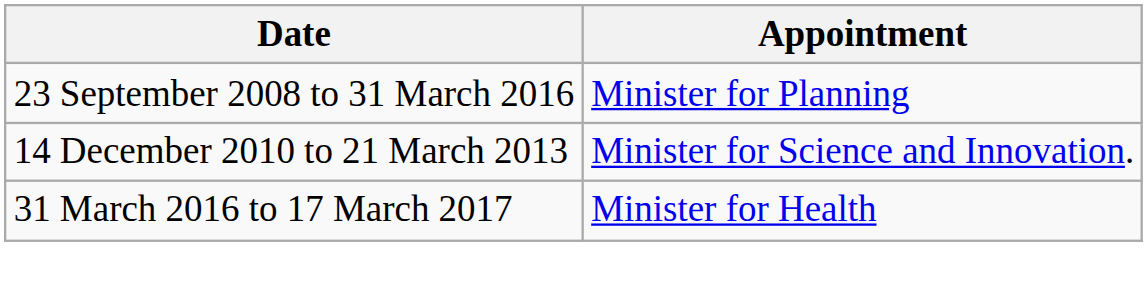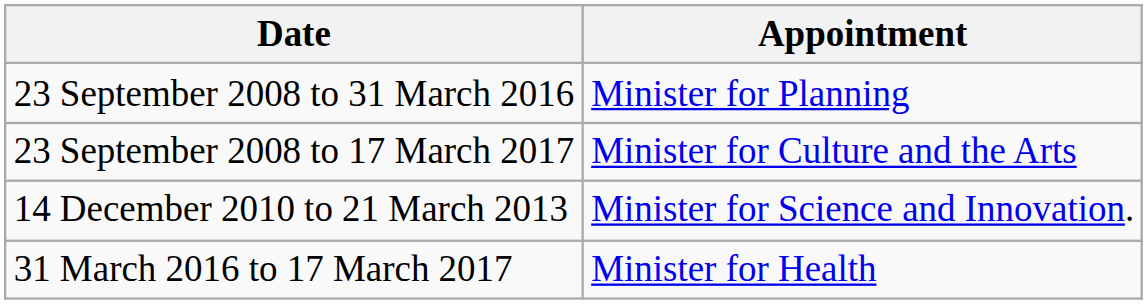+ row: (294, 151)
